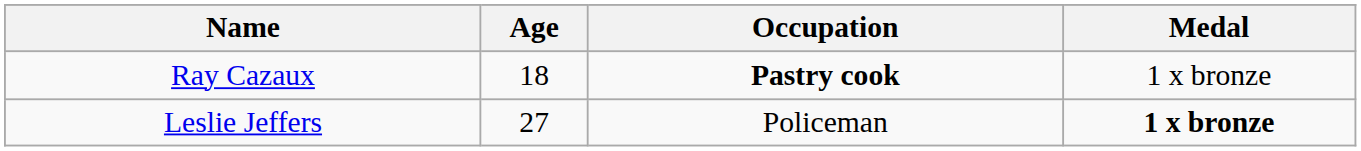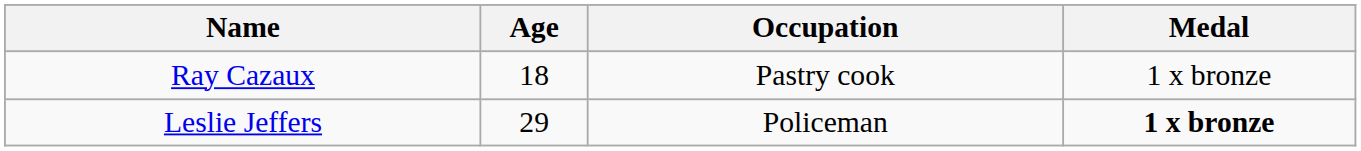(825, 74) bold -> (825, 74) normal
(534, 121) 27 -> (534, 121) 29
